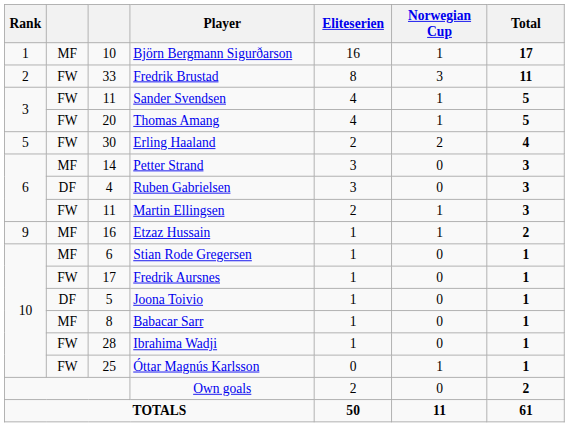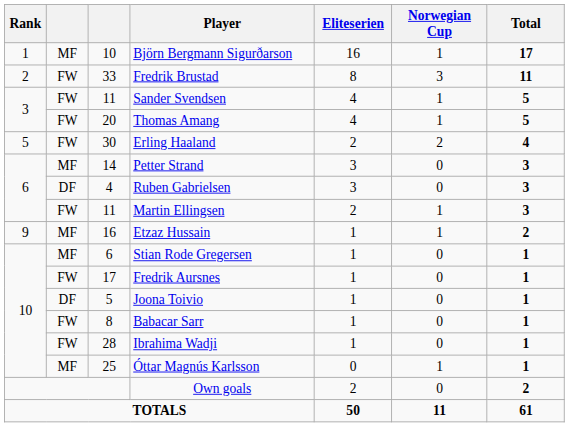(67, 321) MF -> (67, 321) FW
(67, 366) FW -> (67, 366) MF
